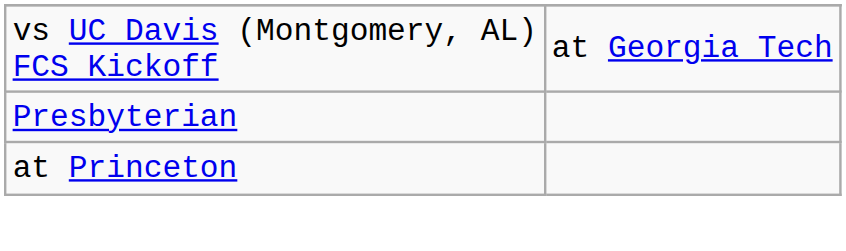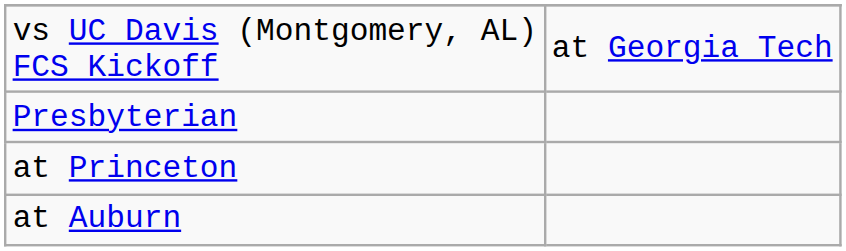+ row: (97, 219)
